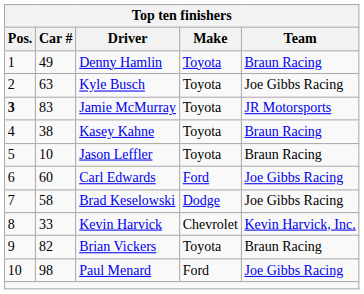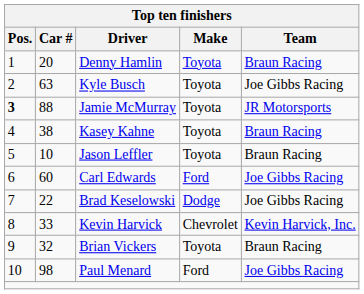(46, 61) 49 -> (46, 61) 20
(46, 108) 83 -> (46, 108) 88
(46, 200) 58 -> (46, 200) 22
(46, 246) 82 -> (46, 246) 32
